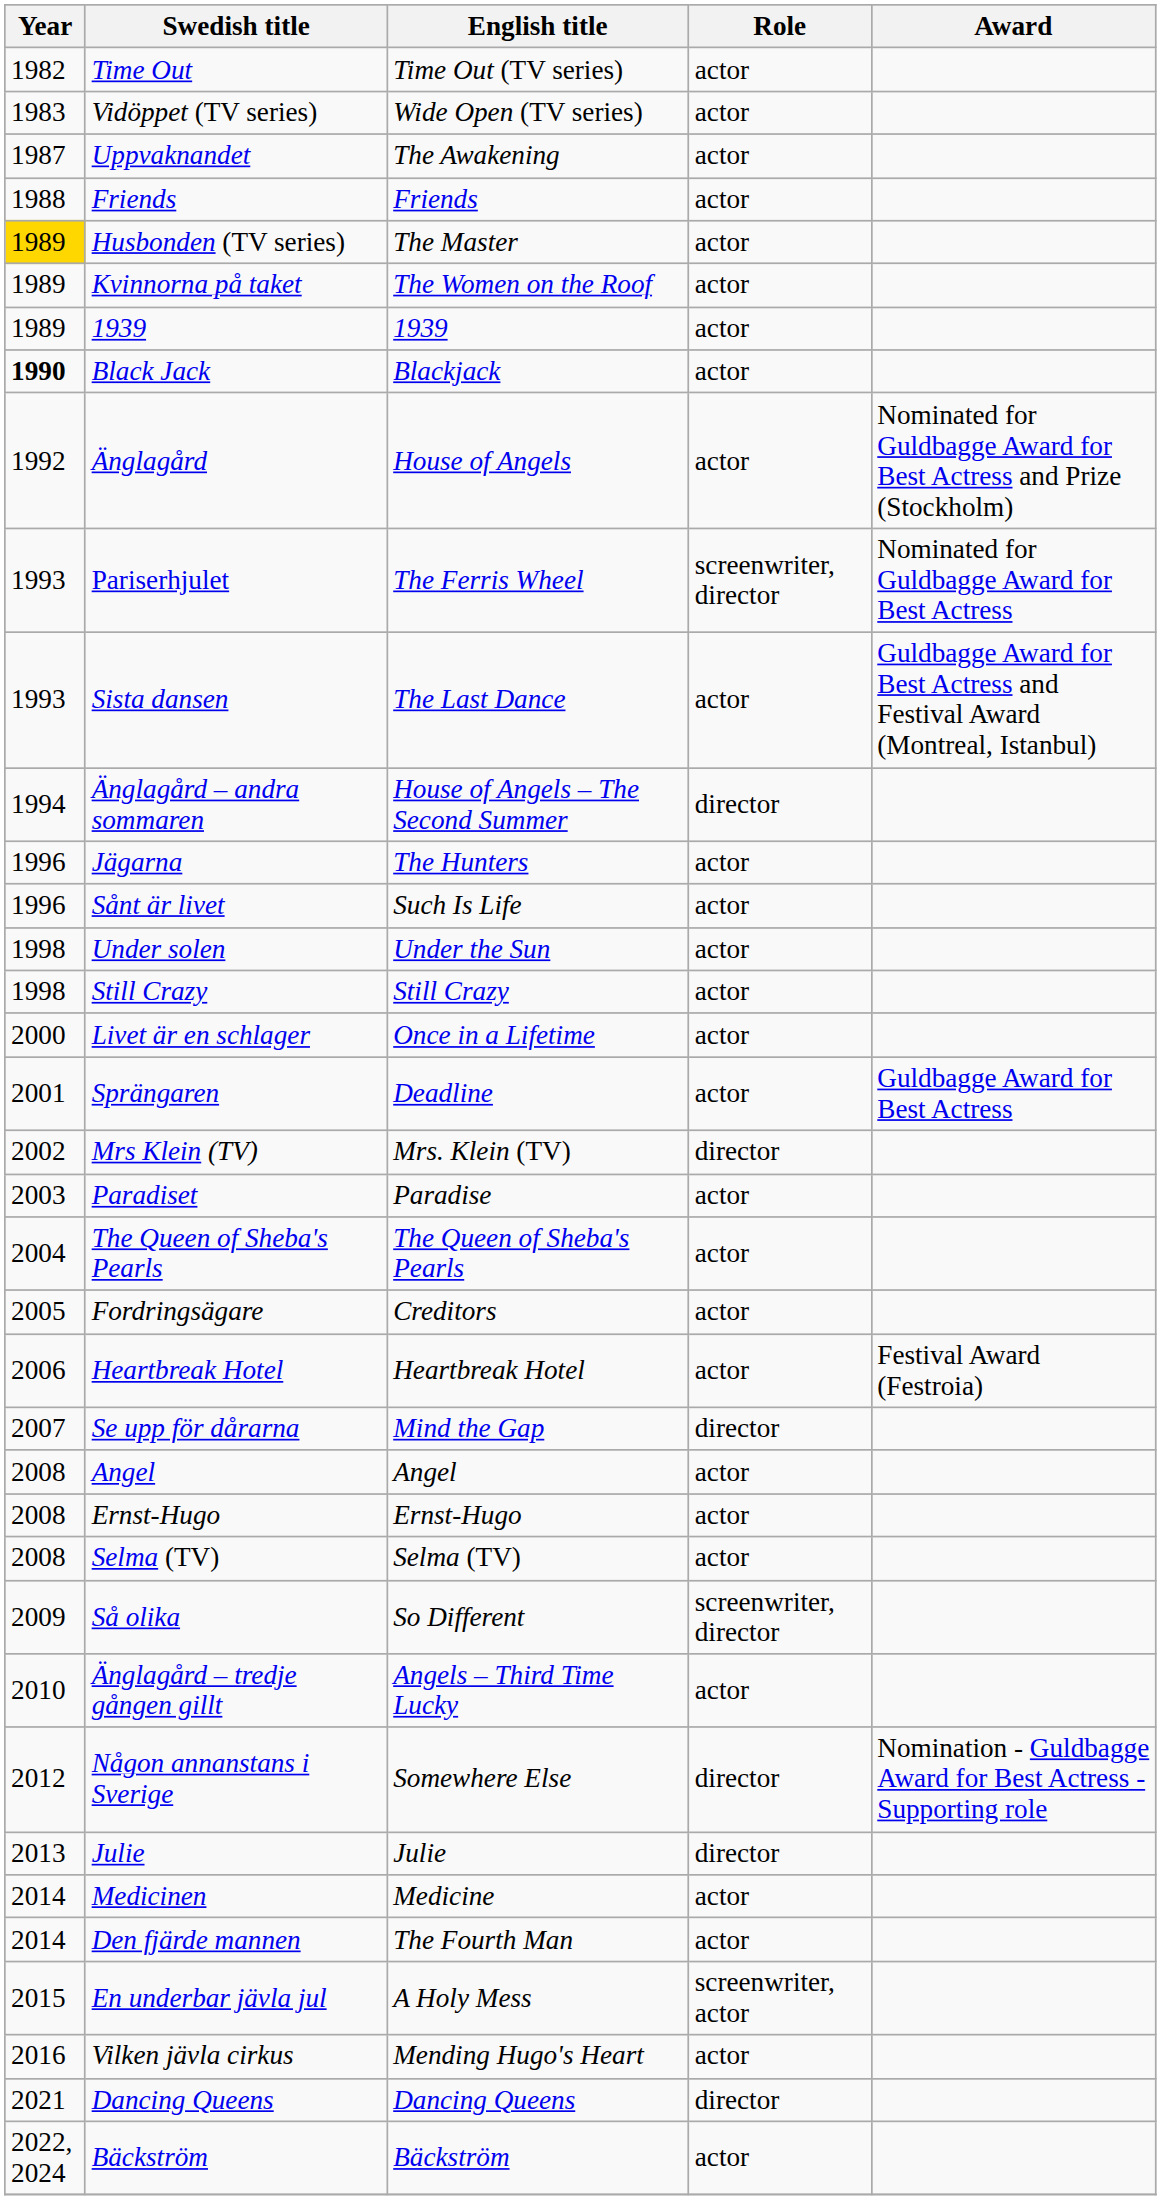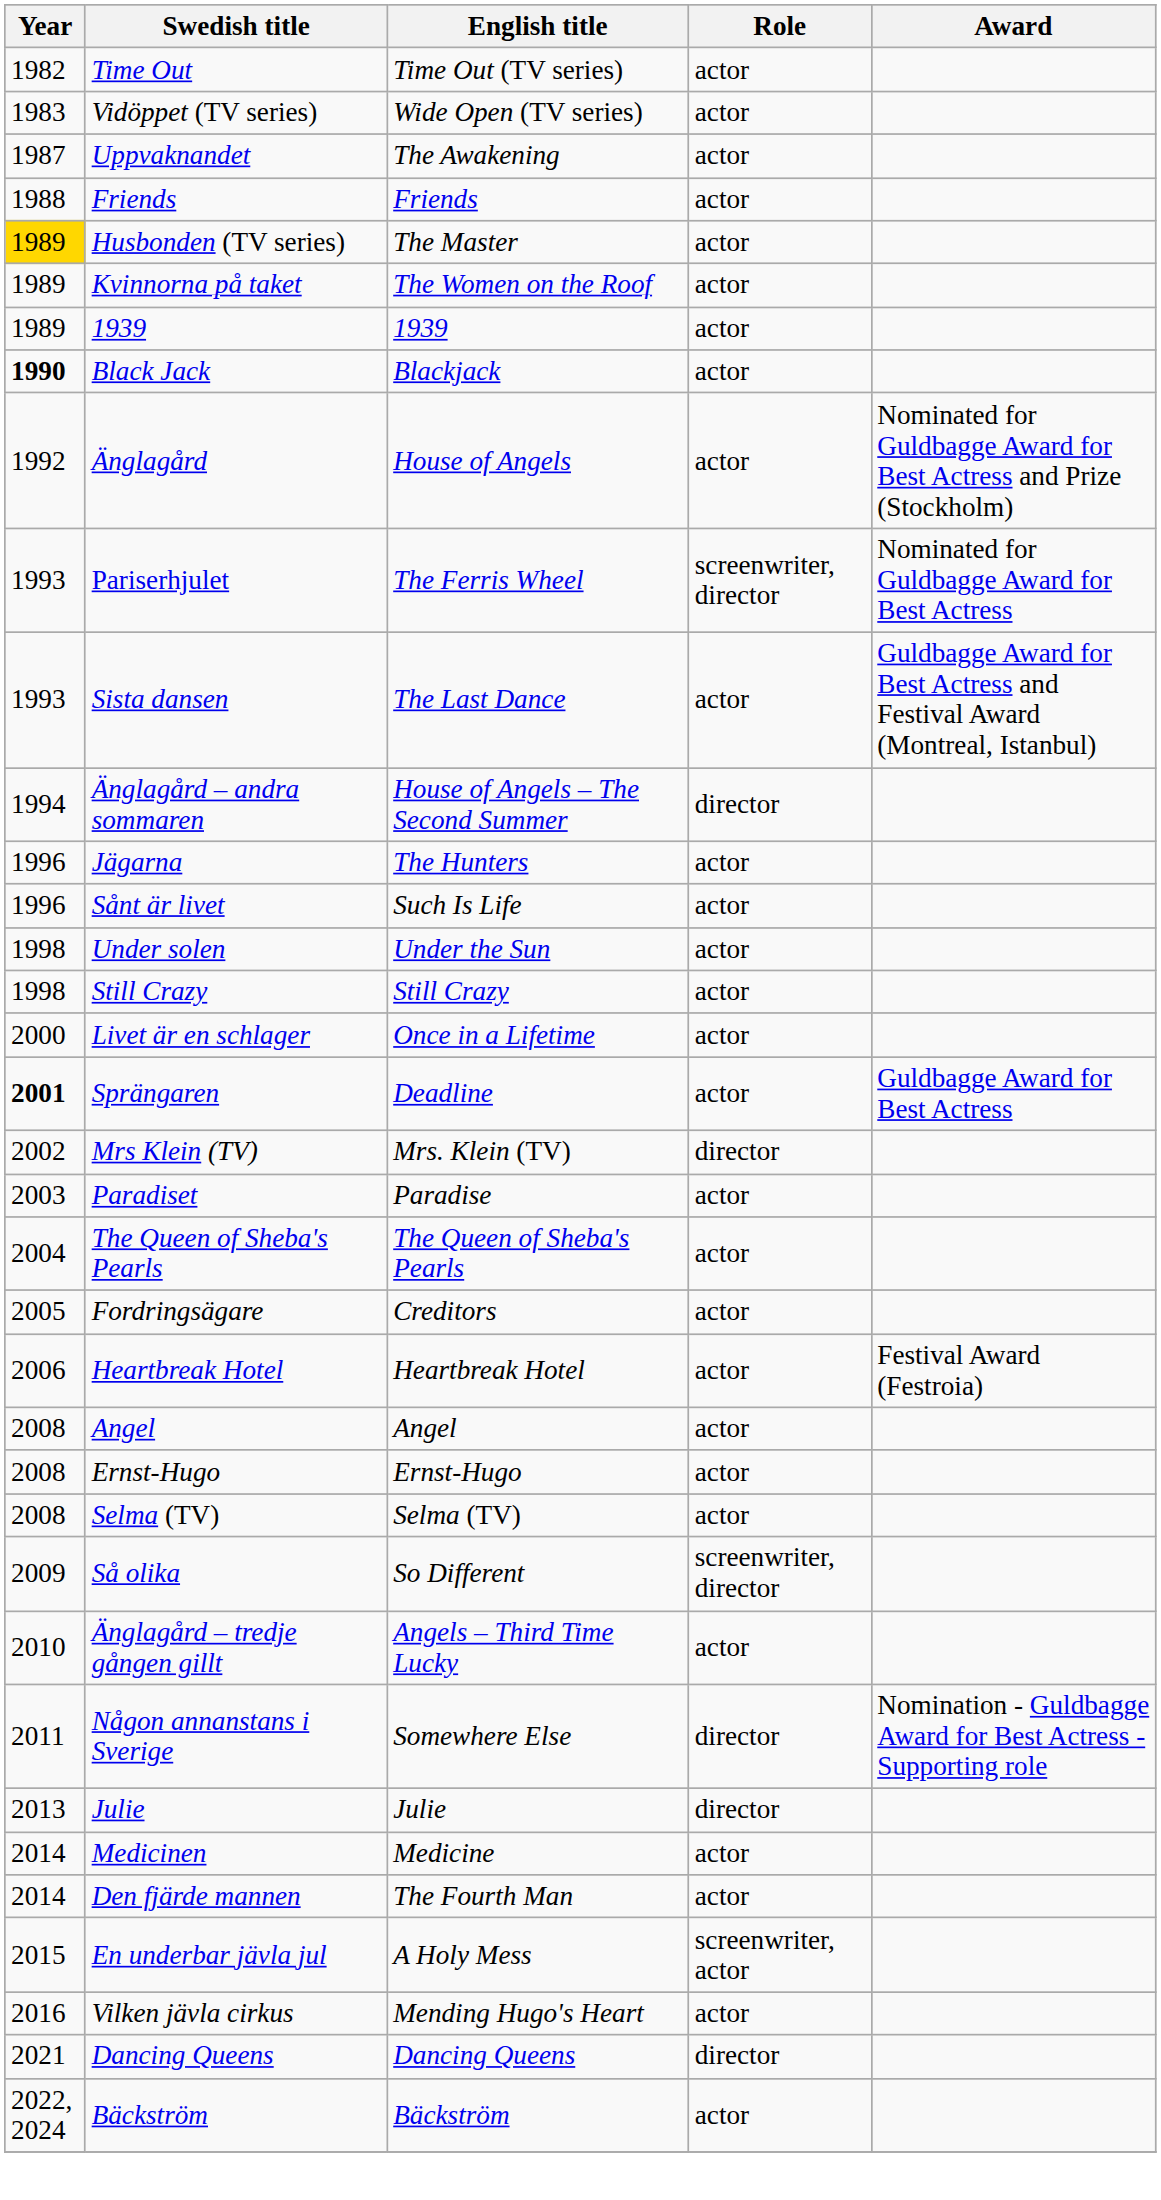(38, 1093) normal -> (38, 1093) bold
- row: (196, 1428)
(38, 1779) 2012 -> (38, 1736) 2011
